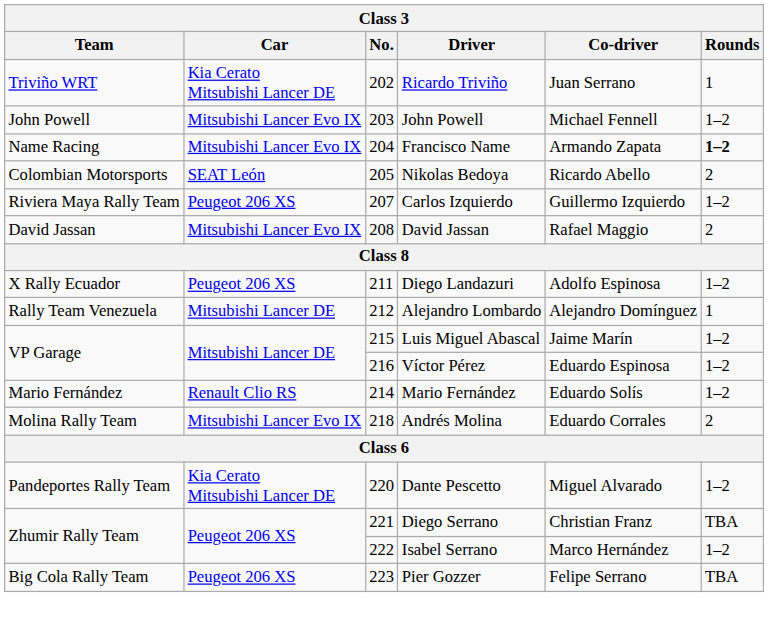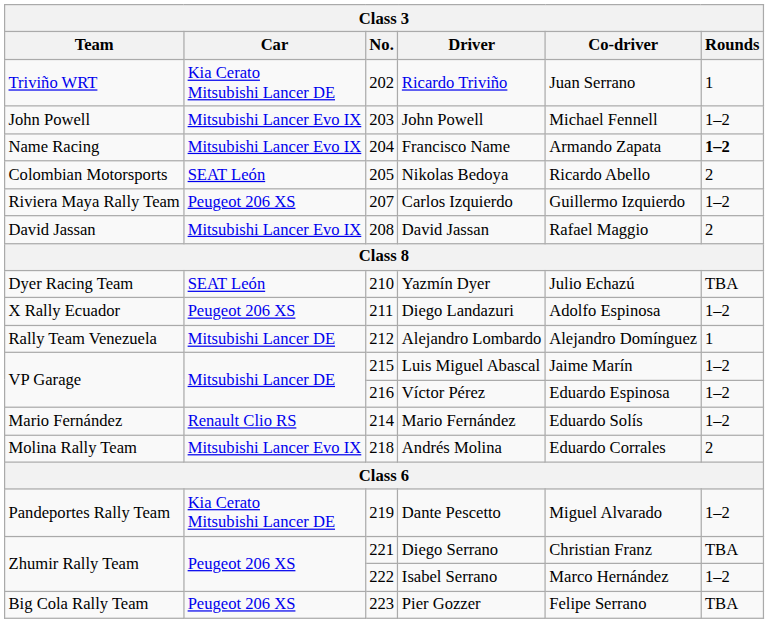+ row: (446, 283)
(382, 485) 220 -> (382, 512) 219
